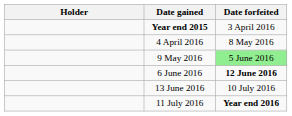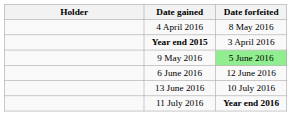rows swapped: (180, 27) <-> (180, 42)
(251, 73) bold -> (251, 73) normal
